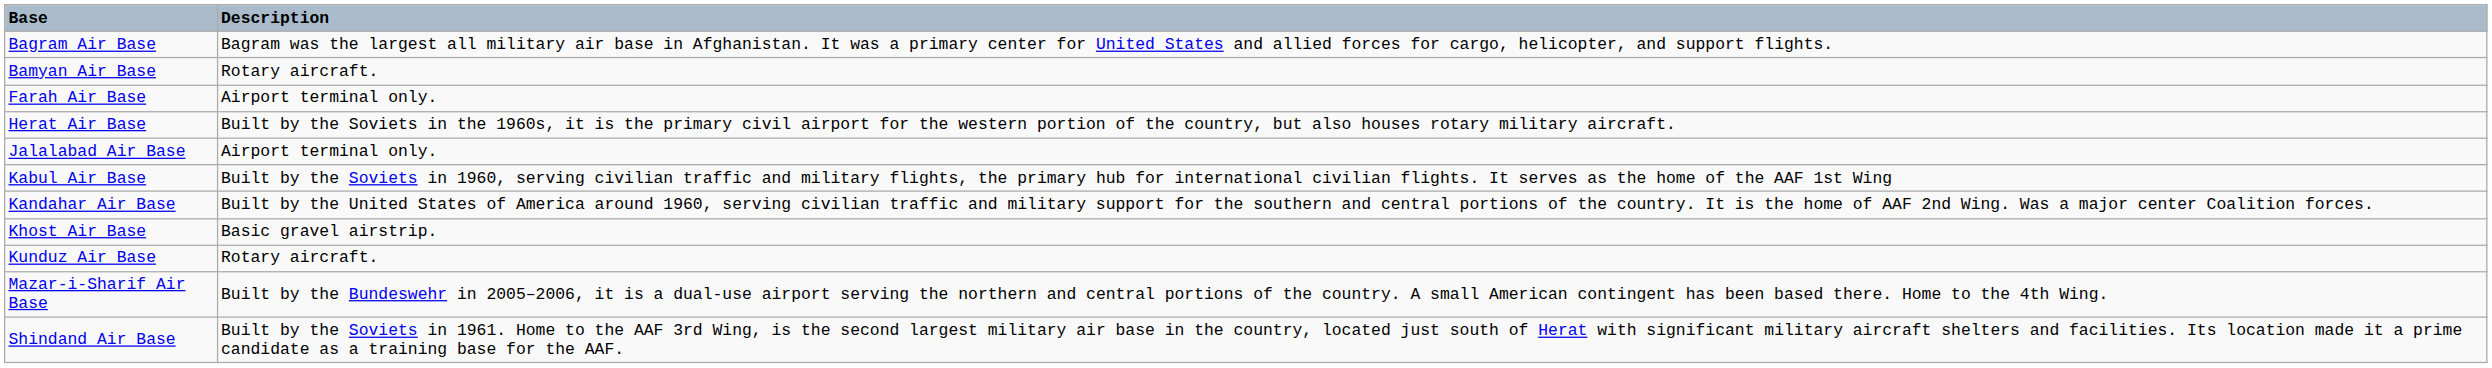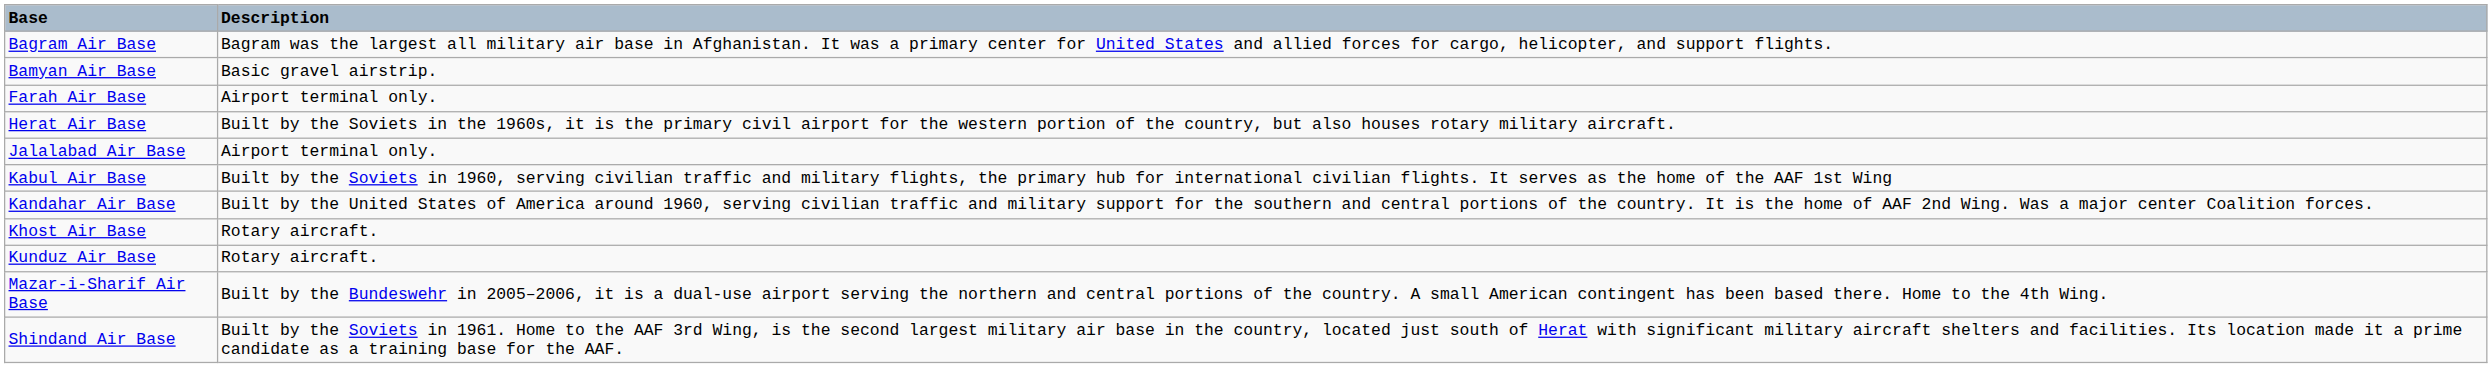(300, 71) Rotary aircraft. -> (329, 71) Basic gravel airstrip.
(329, 232) Basic gravel airstrip. -> (300, 232) Rotary aircraft.
